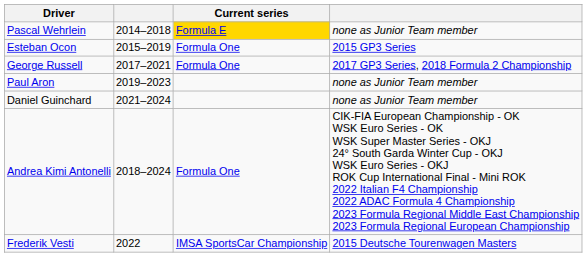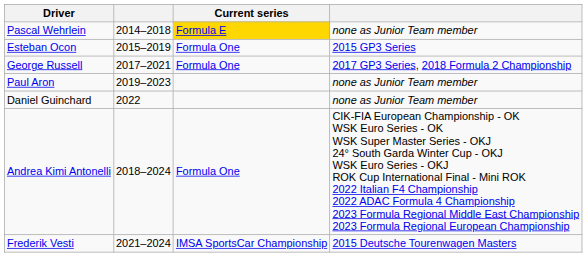(143, 100) 2021–2024 -> (128, 100) 2022
(128, 244) 2022 -> (143, 244) 2021–2024
